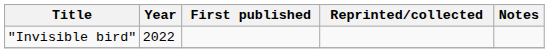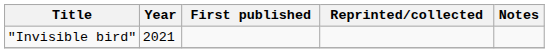(159, 37) 2022 -> (159, 37) 2021
